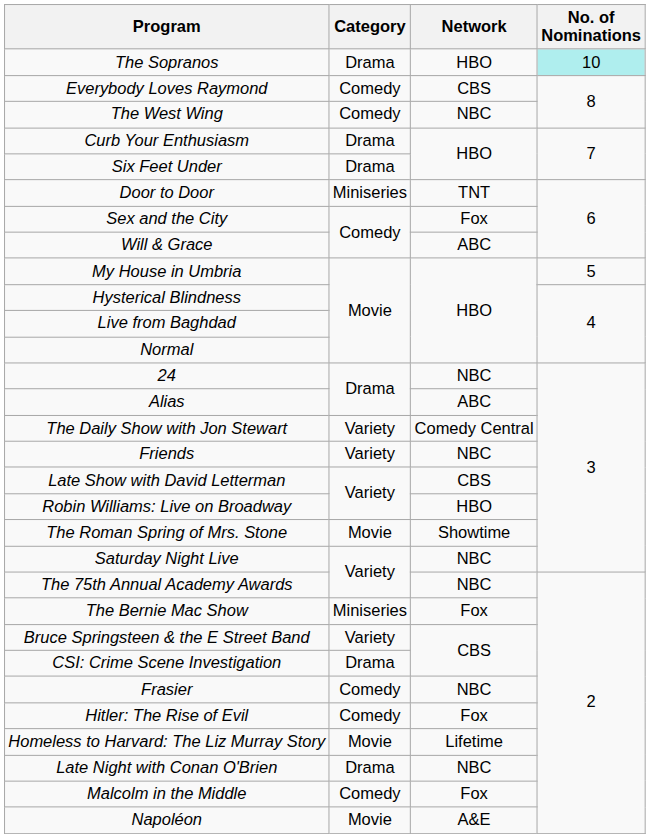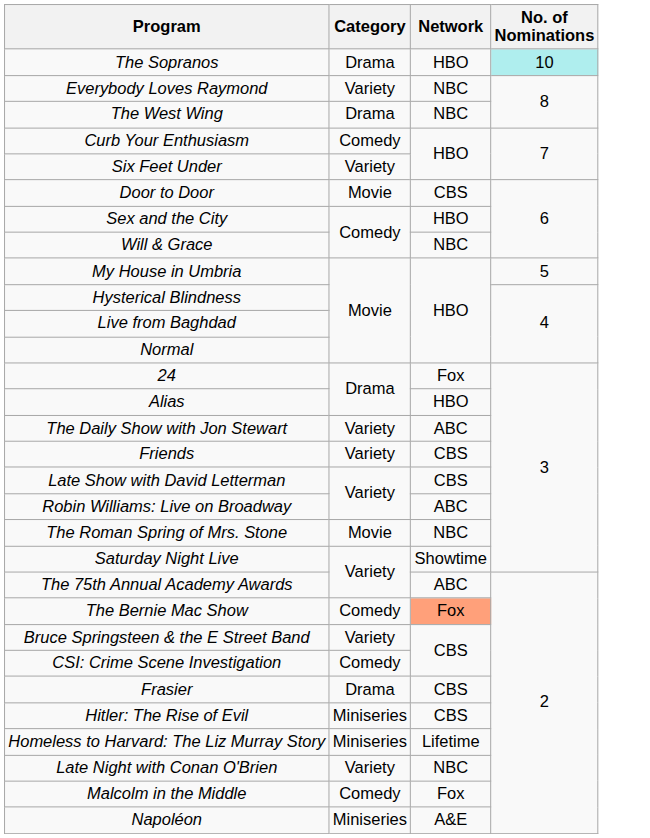(370, 88) Comedy -> (370, 88) Variety
(474, 88) CBS -> (451, 88) NBC
(370, 114) Comedy -> (370, 114) Drama
(370, 140) Drama -> (370, 140) Comedy
(370, 166) Drama -> (370, 166) Variety
(370, 192) Miniseries -> (370, 192) Movie
(474, 192) TNT -> (451, 192) CBS
(474, 219) Fox -> (451, 219) HBO
(474, 245) ABC -> (451, 245) NBC
(474, 375) NBC -> (451, 375) Fox
(474, 402) ABC -> (451, 402) HBO
(474, 428) Comedy Central -> (451, 428) ABC
(474, 454) NBC -> (451, 454) CBS
(474, 506) HBO -> (451, 506) ABC
(474, 532) Showtime -> (451, 532) NBC
(474, 558) NBC -> (451, 558) Showtime
(474, 584) NBC -> (451, 584) ABC
(370, 611) Miniseries -> (370, 611) Comedy
(474, 611) no background -> (451, 611) lightsalmon background
(370, 663) Drama -> (370, 663) Comedy
(370, 689) Comedy -> (370, 689) Drama
(474, 689) NBC -> (451, 689) CBS
(370, 715) Comedy -> (370, 715) Miniseries
(474, 715) Fox -> (451, 715) CBS
(370, 741) Movie -> (370, 741) Miniseries
(370, 767) Drama -> (370, 767) Variety
(370, 820) Movie -> (370, 820) Miniseries
